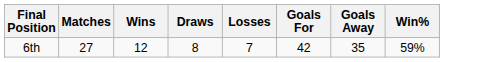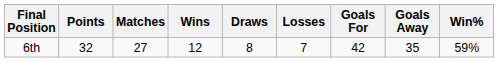+ column: (86, 21)
